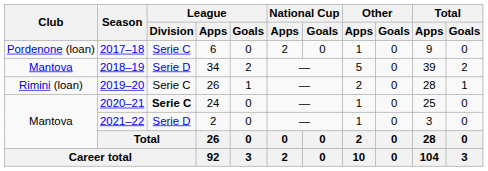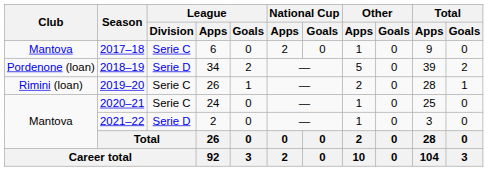(51, 49) Pordenone (loan) -> (51, 49) Mantova
(51, 67) Mantova -> (51, 67) Pordenone (loan)
(172, 103) bold -> (172, 103) normal
